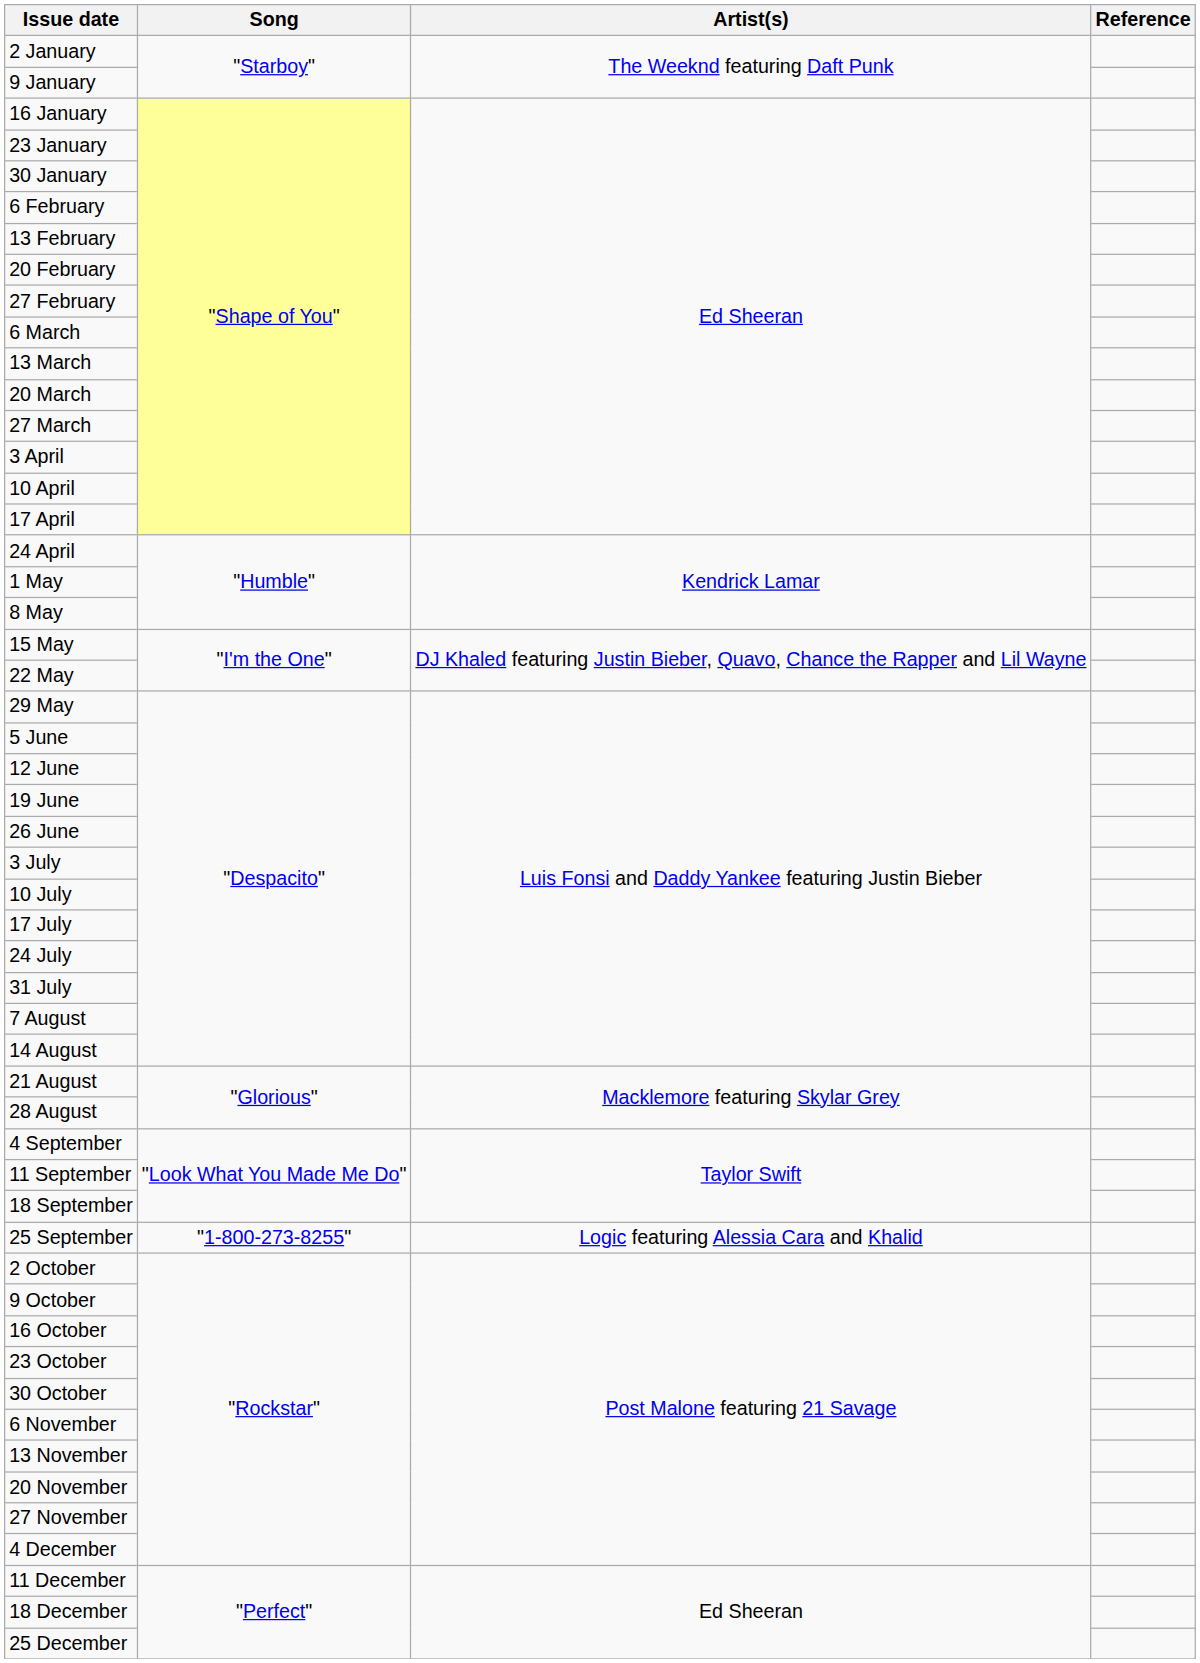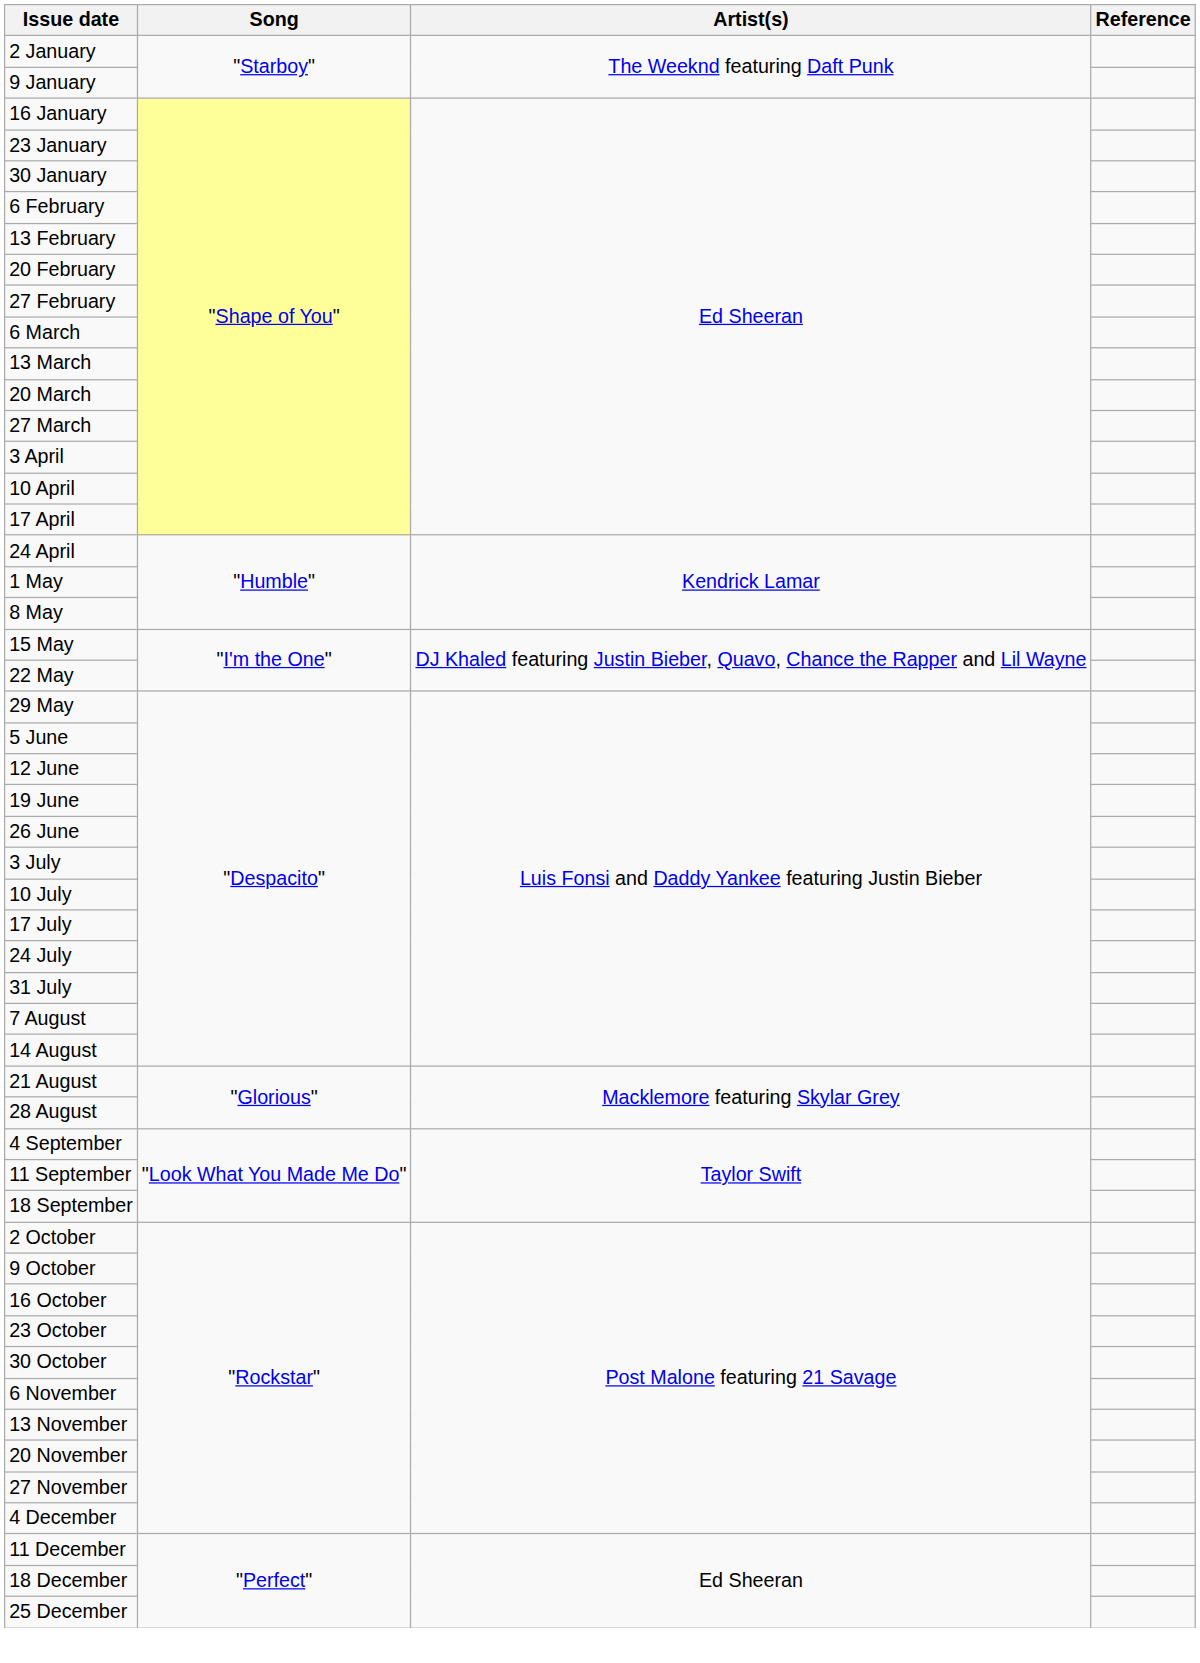- row: (71, 1237)
